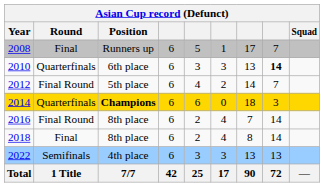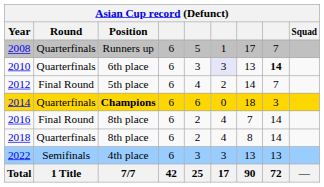(66, 48) Final -> (66, 48) Quarterfinals
(224, 66) no background -> (224, 66) lavender background
(66, 137) Final -> (66, 137) Quarterfinals
